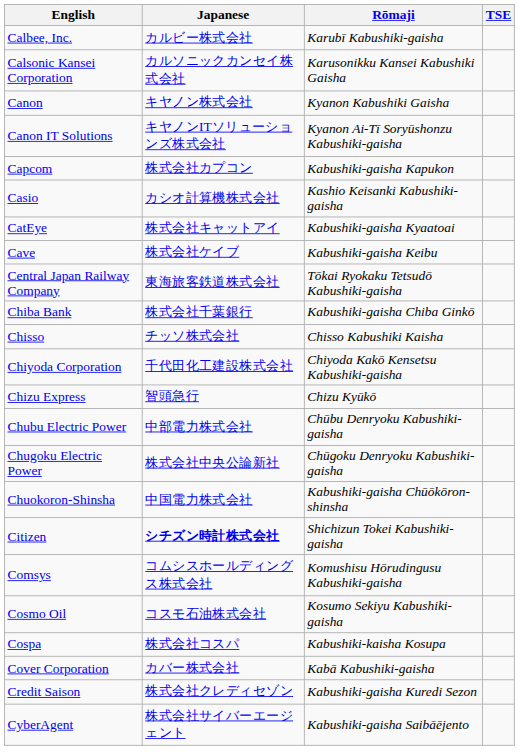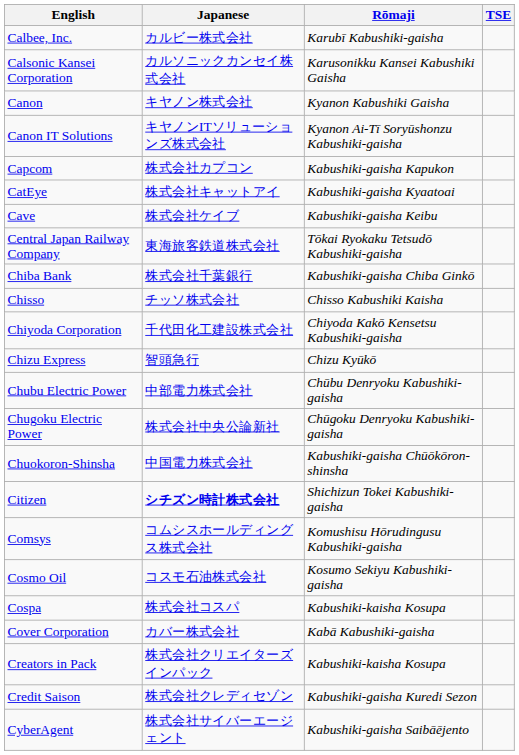- row: (23, 198)
+ row: (52, 664)
